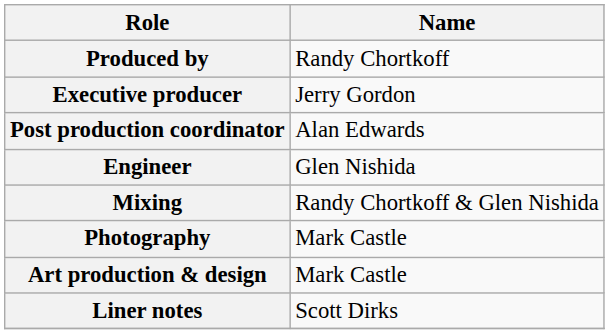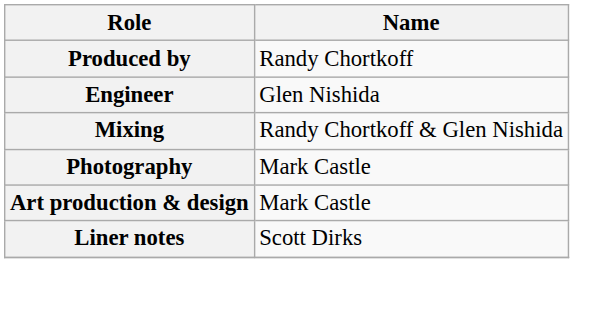- row: (147, 94)
- row: (147, 130)
